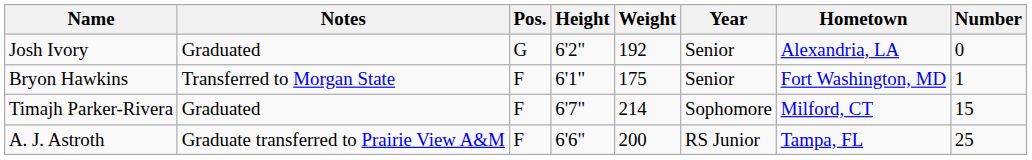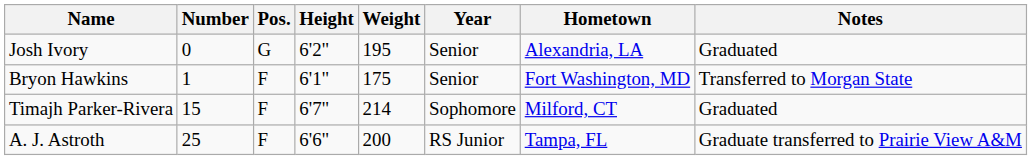columns swapped: (988, 19) <-> (343, 19)
(633, 49) 192 -> (377, 49) 195
